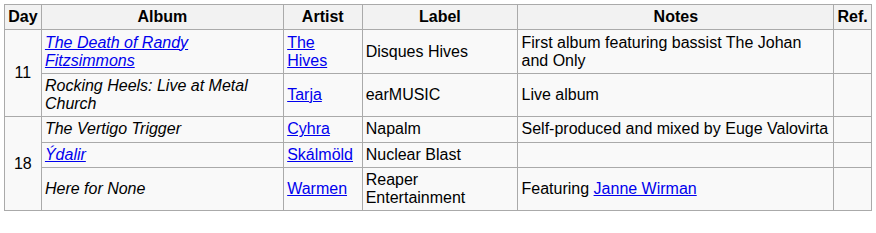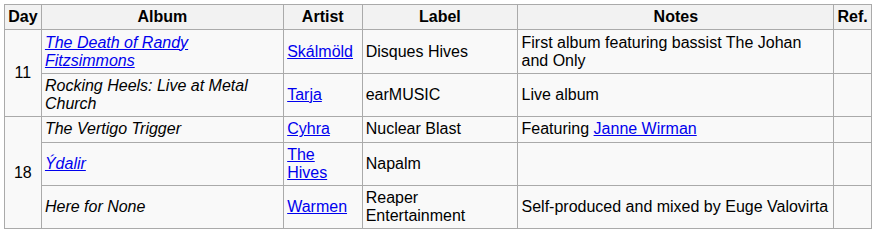(307, 51) The Hives -> (320, 51) Skálmöld
(393, 129) Napalm -> (413, 129) Nuclear Blast
(675, 129) Self-produced and mixed by Euge Valovirta -> (609, 129) Featuring Janne Wirman
(320, 154) Skálmöld -> (307, 163) The Hives
(413, 154) Nuclear Blast -> (393, 163) Napalm
(609, 189) Featuring Janne Wirman -> (675, 207) Self-produced and mixed by Euge Valovirta
